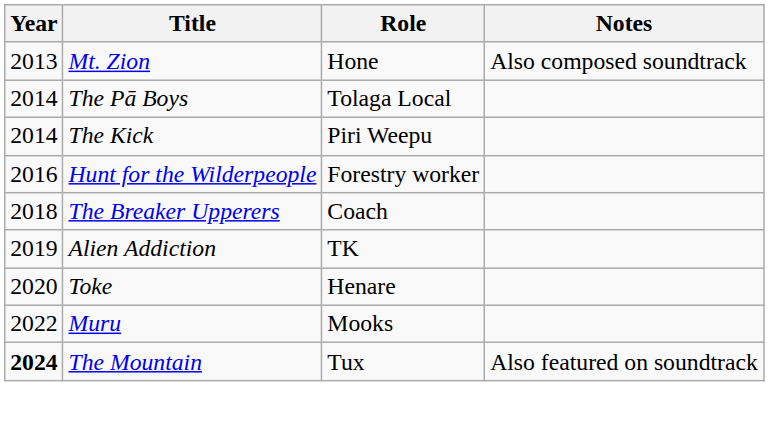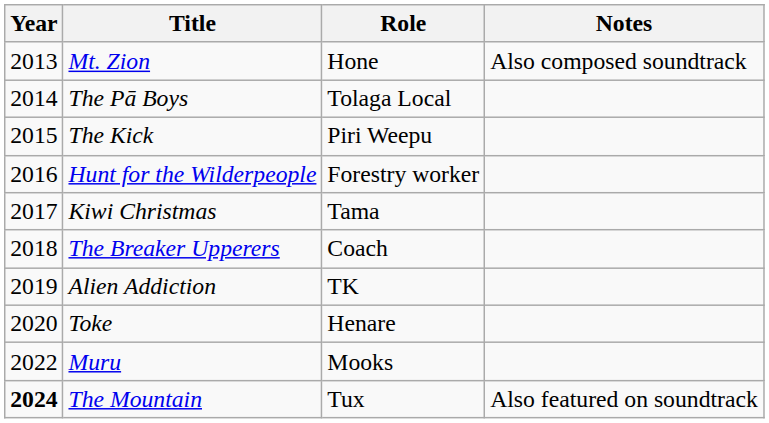(34, 135) 2014 -> (34, 135) 2015
+ row: (142, 211)
